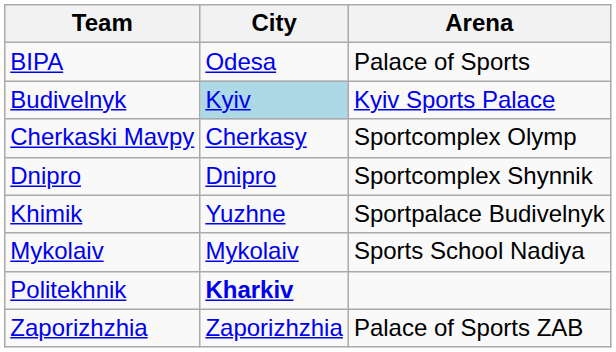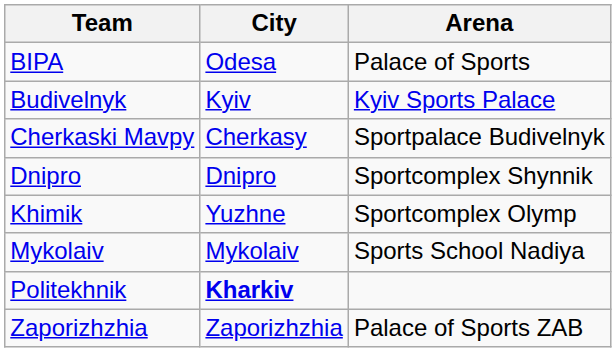(228, 99) lightblue background -> (228, 99) no background
(465, 137) Sportcomplex Olymp -> (479, 137) Sportpalace Budivelnyk
(479, 213) Sportpalace Budivelnyk -> (465, 213) Sportcomplex Olymp
